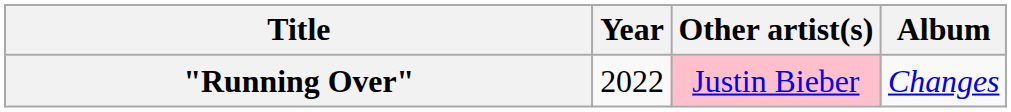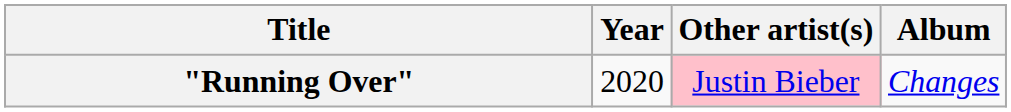(632, 80) 2022 -> (632, 80) 2020
